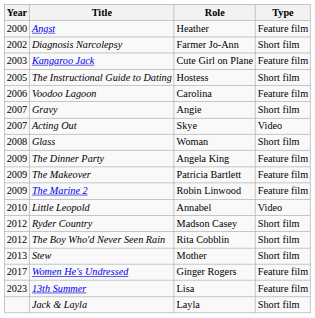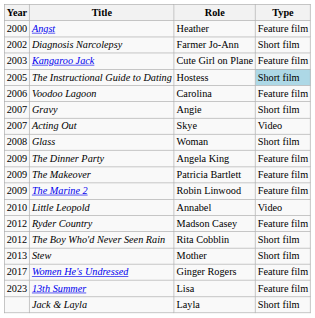(279, 77) no background -> (279, 77) lightblue background
(279, 223) Short film -> (283, 223) Feature film
